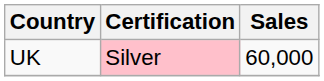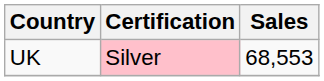(279, 57) 60,000 -> (279, 57) 68,553
